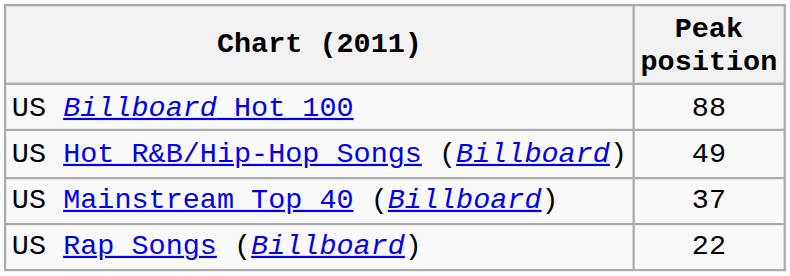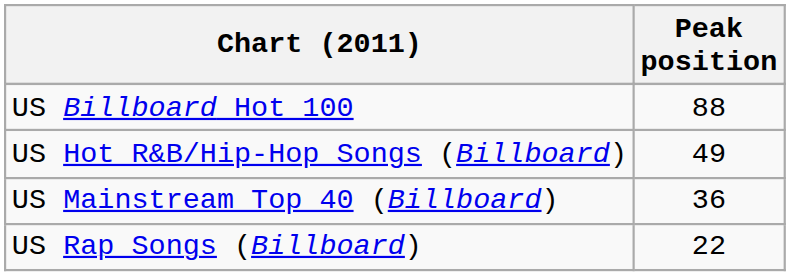(709, 200) 37 -> (709, 200) 36
